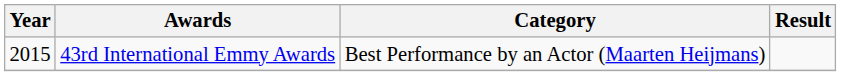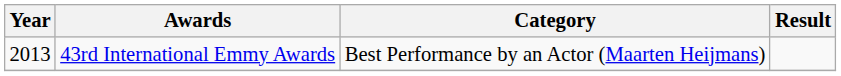(30, 53) 2015 -> (30, 53) 2013
